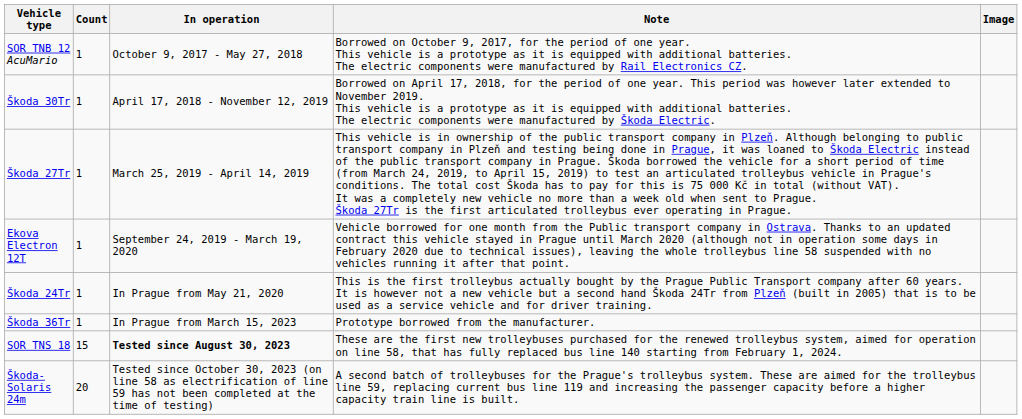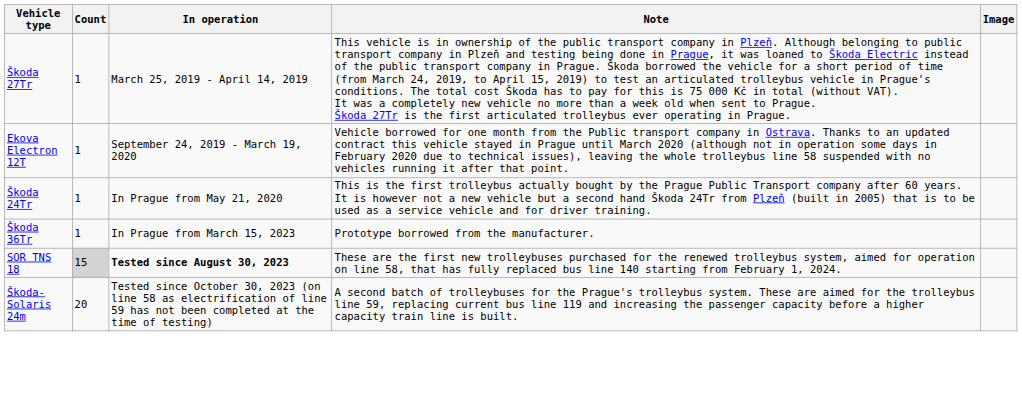- row: (39, 54)
- row: (39, 102)
(82, 346) no background -> (81, 263) lightgrey background
